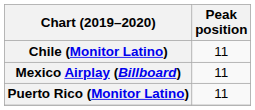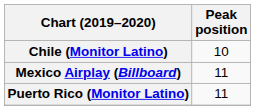(221, 51) 11 -> (221, 51) 10
